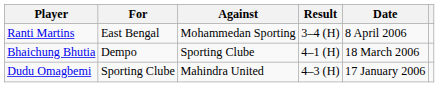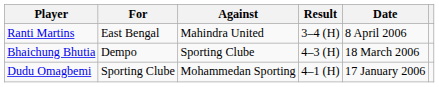(238, 33) Mohammedan Sporting -> (222, 33) Mahindra United
(320, 52) 4–1 (H) -> (320, 52) 4–3 (H)
(222, 71) Mahindra United -> (238, 71) Mohammedan Sporting
(320, 71) 4–3 (H) -> (320, 71) 4–1 (H)
